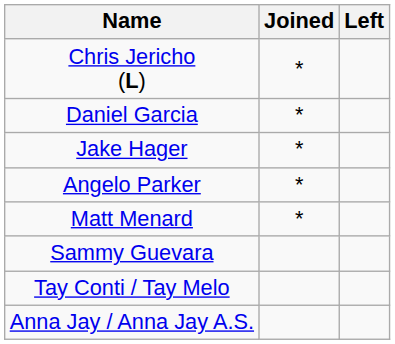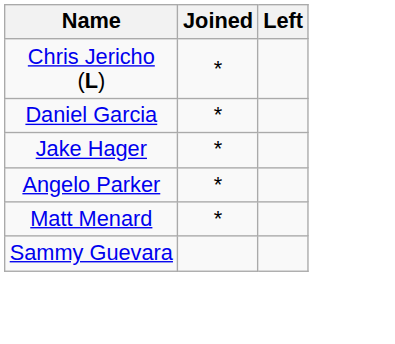- row: (132, 287)
- row: (132, 322)
